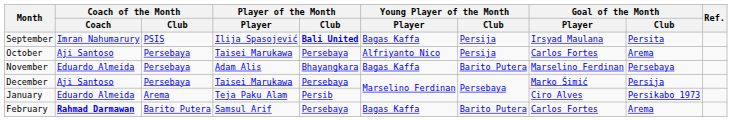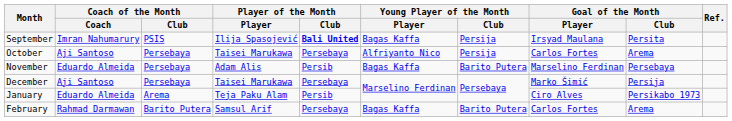(330, 67) Bhayangkara -> (317, 67) Persib
(96, 109) bold -> (96, 109) normal
